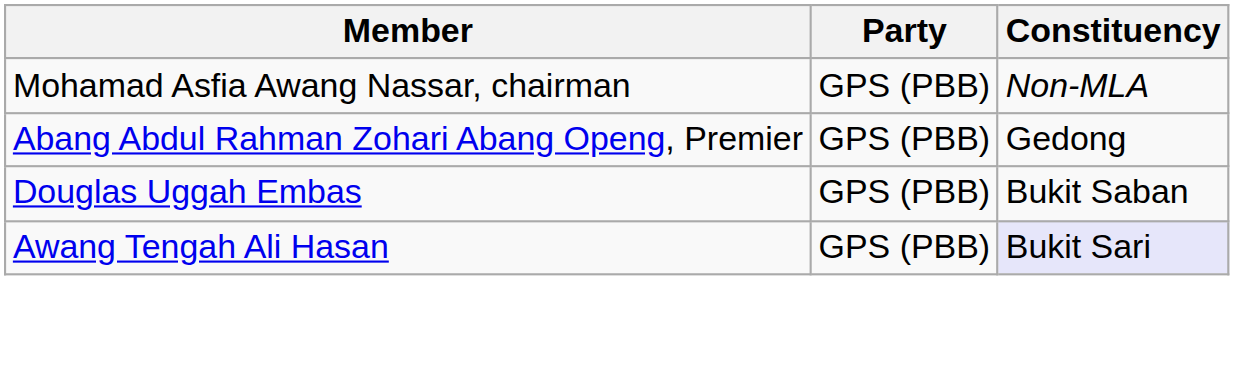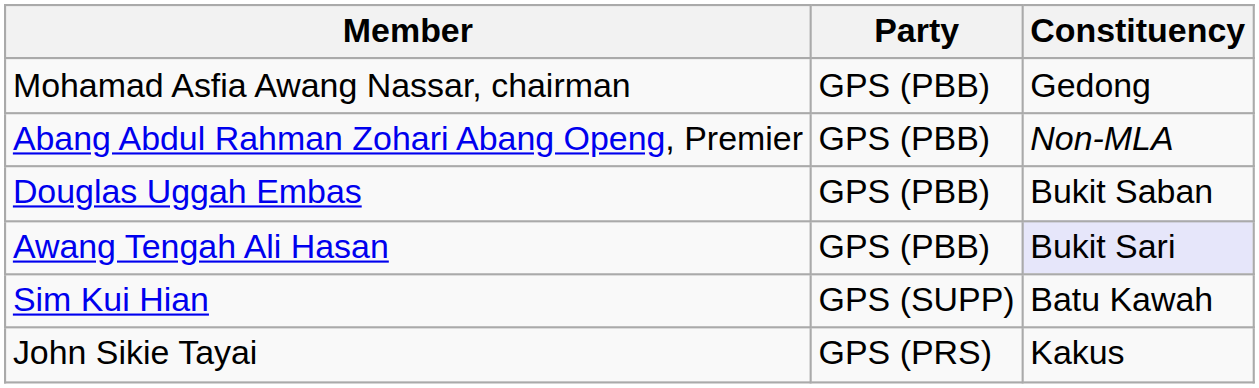(1077, 85) Non-MLA -> (1091, 85) Gedong
(1066, 138) Gedong -> (1102, 138) Non-MLA
+ row: (111, 300)
+ row: (135, 354)
